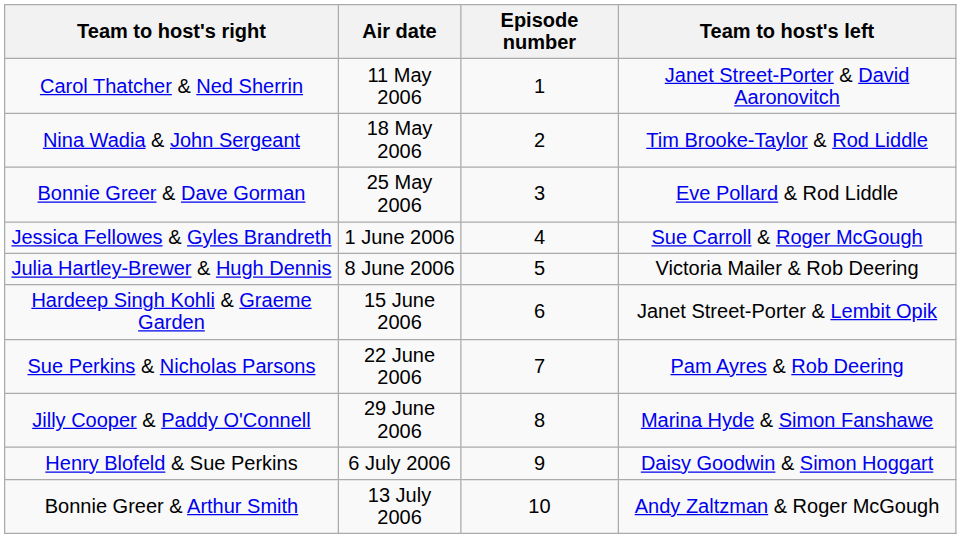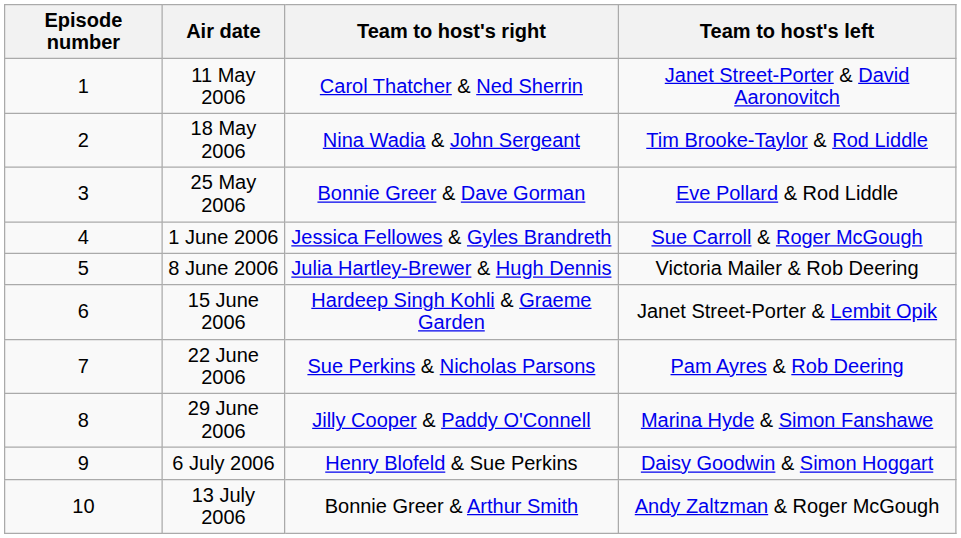columns swapped: (539, 31) <-> (171, 31)
